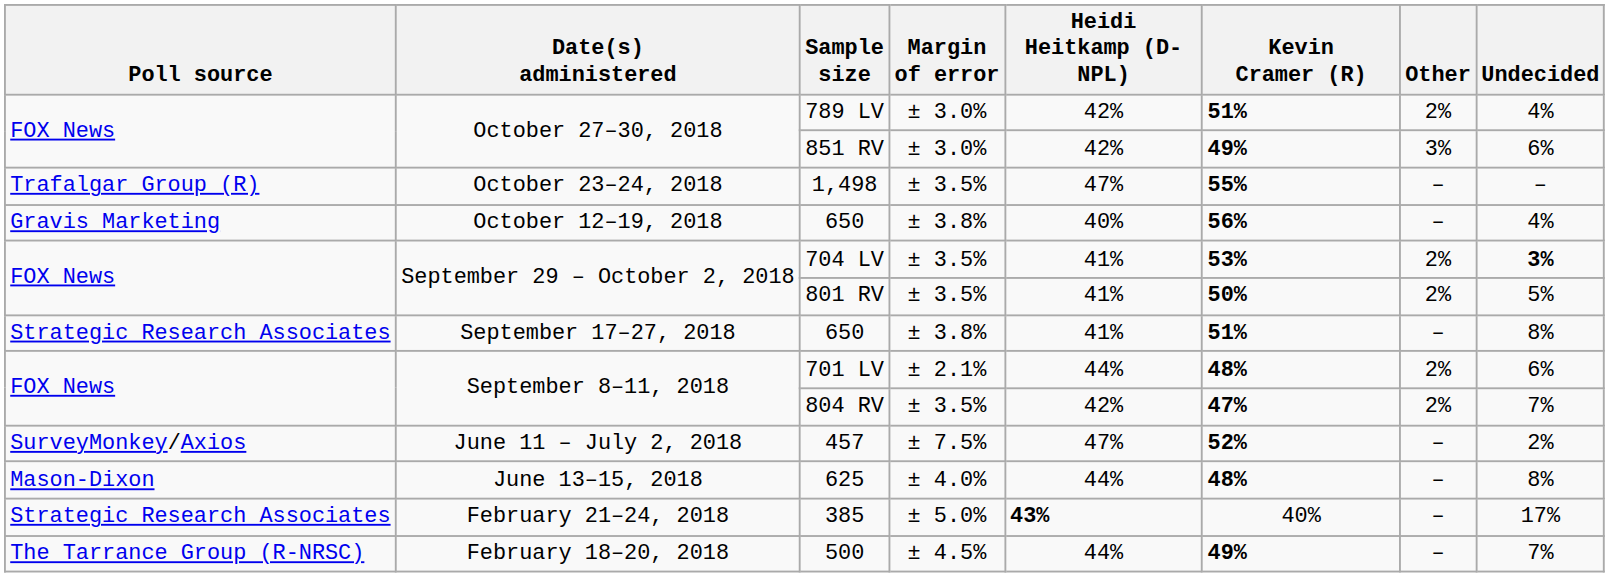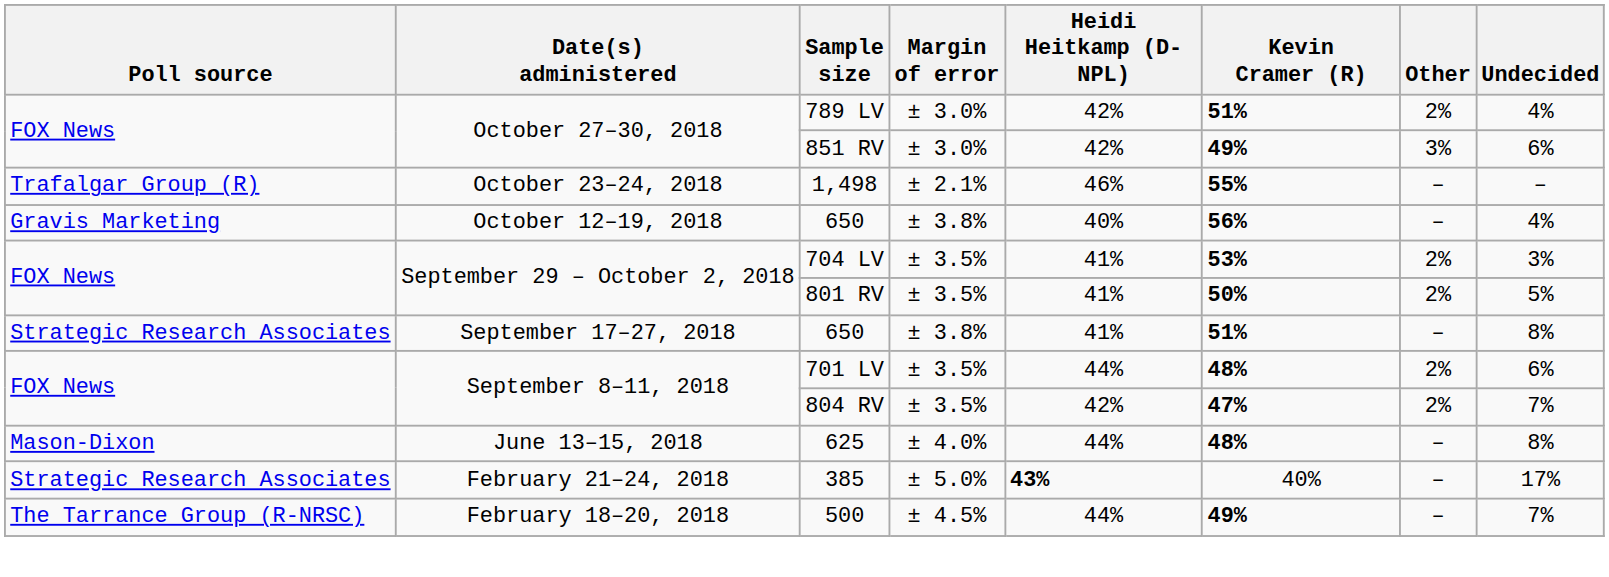(947, 186) ± 3.5% -> (947, 186) ± 2.1%
(1104, 186) 47% -> (1104, 186) 46%
(1540, 259) bold -> (1540, 259) normal
(947, 369) ± 2.1% -> (947, 369) ± 3.5%
- row: (598, 443)
